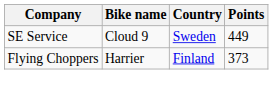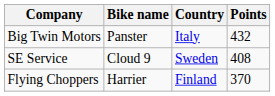+ row: (54, 36)
(238, 36) 449 -> (241, 58) 408
(238, 58) 373 -> (241, 79) 370
